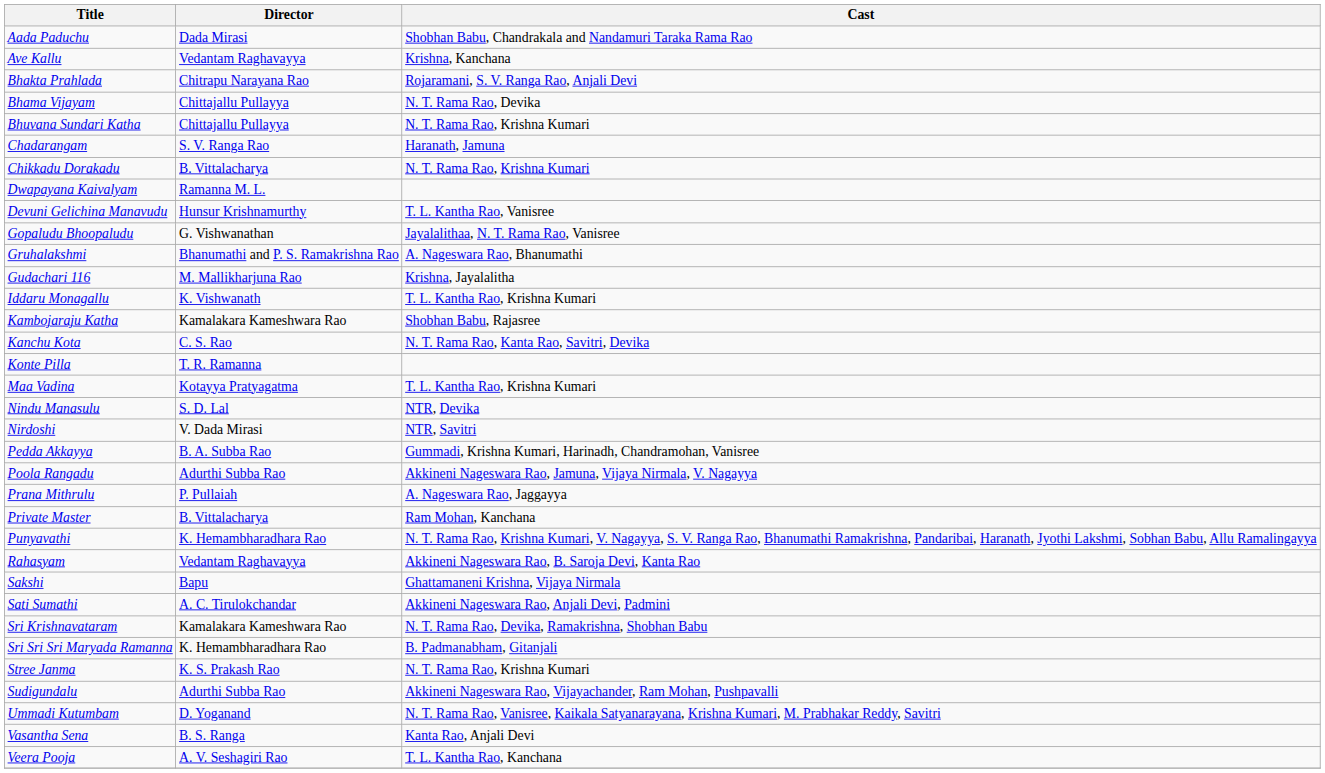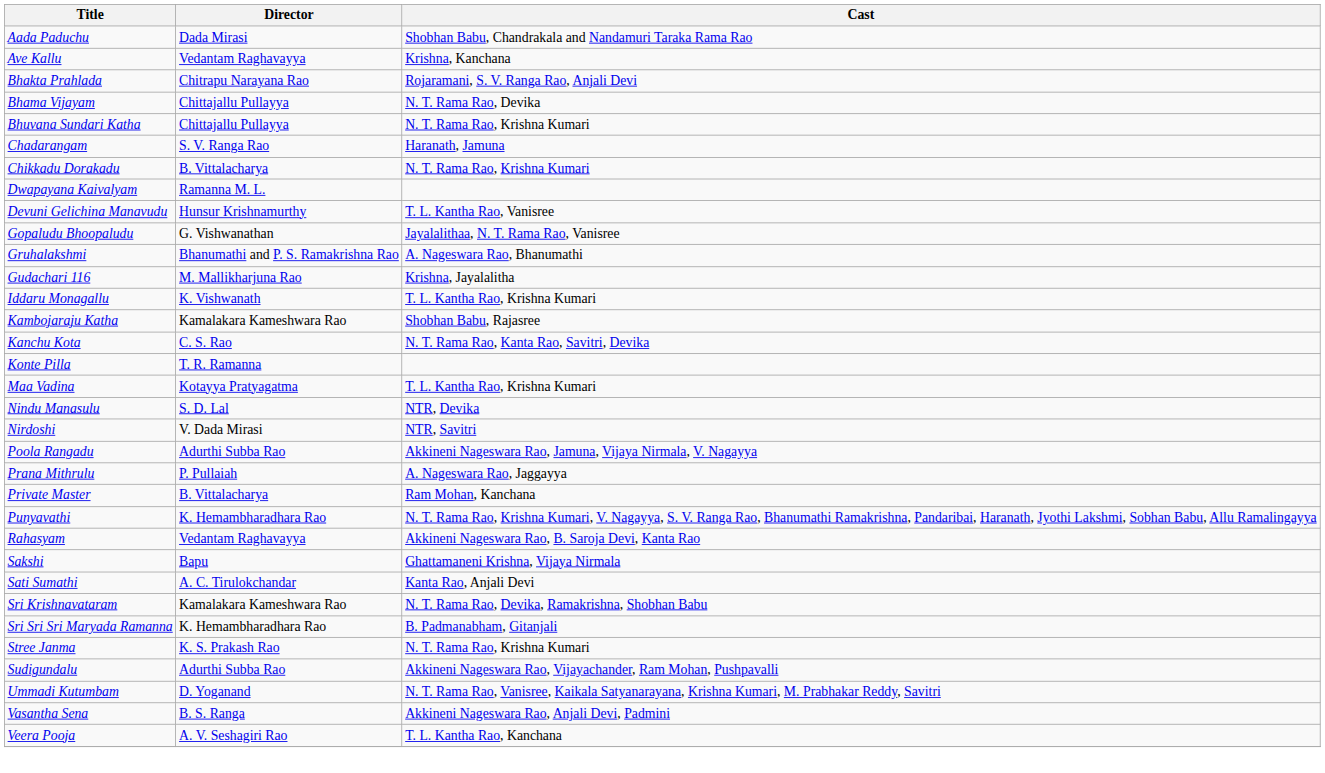- row: (50, 451)
(538, 604) Akkineni Nageswara Rao, Anjali Devi, Padmini -> (470, 582) Kanta Rao, Anjali Devi
(470, 735) Kanta Rao, Anjali Devi -> (538, 713) Akkineni Nageswara Rao, Anjali Devi, Padmini
